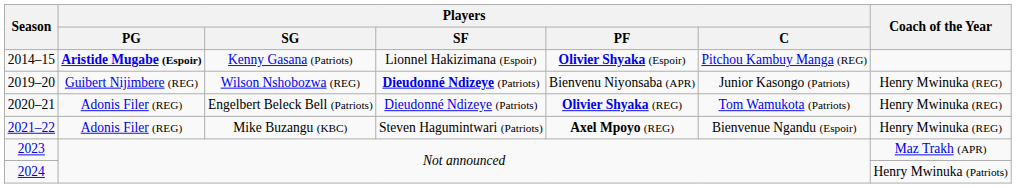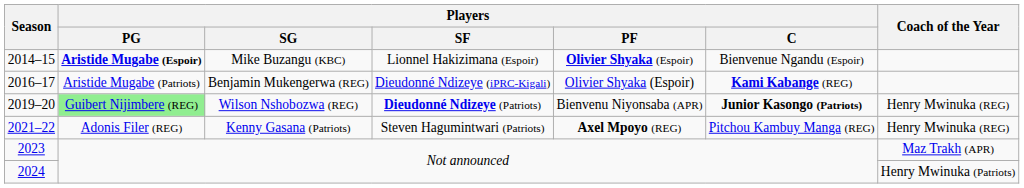(290, 60) Kenny Gasana (Patriots) -> (288, 60) Mike Buzangu (KBC)
(784, 60) Pitchou Kambuy Manga (REG) -> (792, 60) Bienvenue Ngandu (Espoir)
+ row: (31, 83)
(131, 83) no background -> (131, 105) lightgreen background
(784, 83) normal -> (792, 105) bold
- row: (31, 105)
(290, 127) Mike Buzangu (KBC) -> (288, 127) Kenny Gasana (Patriots)
(784, 127) Bienvenue Ngandu (Espoir) -> (792, 127) Pitchou Kambuy Manga (REG)
